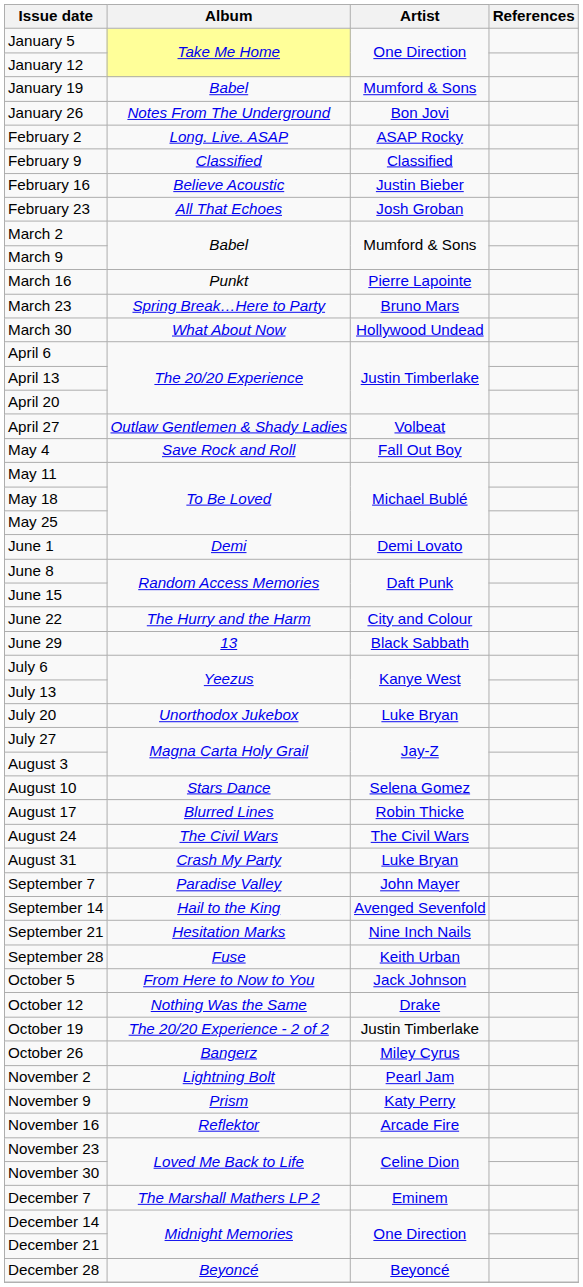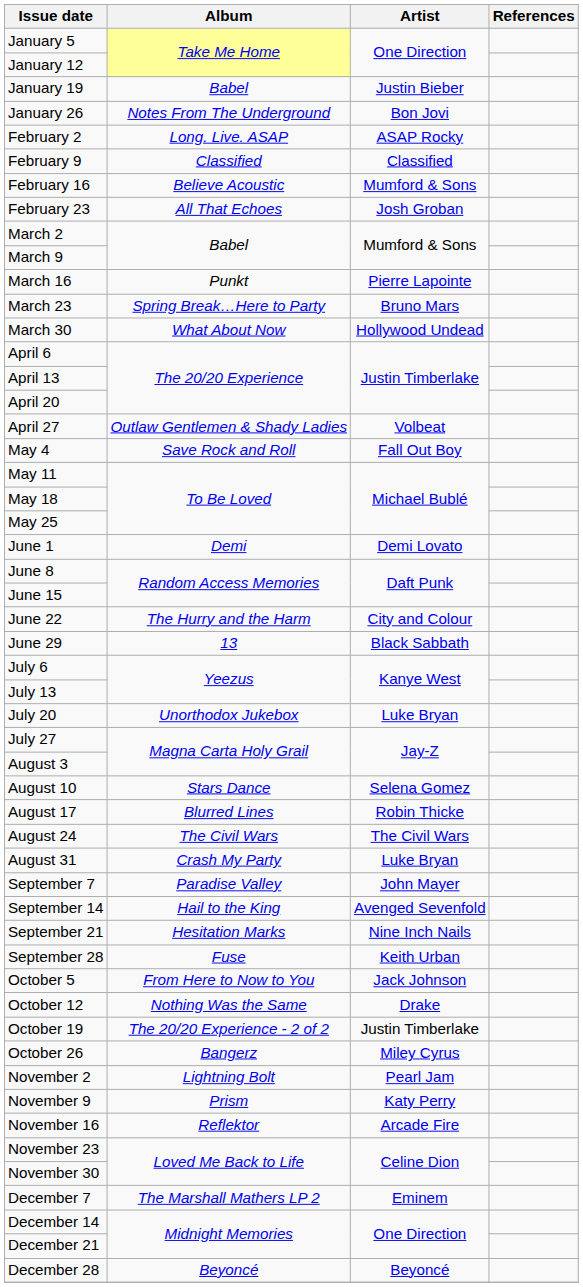(420, 88) Mumford & Sons -> (420, 88) Justin Bieber
(420, 185) Justin Bieber -> (420, 185) Mumford & Sons
